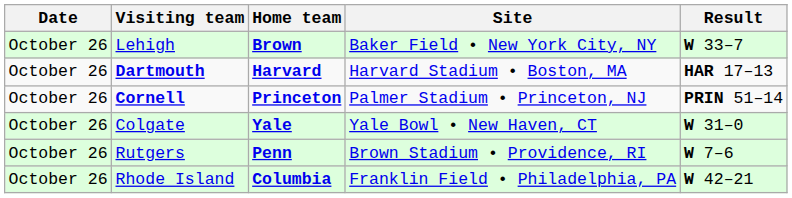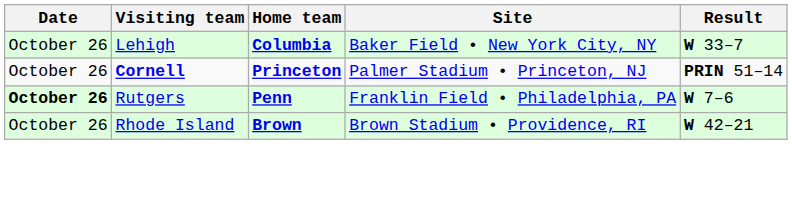(277, 45) Brown -> (292, 45) Columbia
- row: (160, 72)
- row: (150, 126)
(58, 153) normal -> (58, 99) bold
(498, 153) Brown Stadium • Providence, RI -> (513, 99) Franklin Field • Philadelphia, PA
(292, 180) Columbia -> (277, 126) Brown
(513, 180) Franklin Field • Philadelphia, PA -> (498, 126) Brown Stadium • Providence, RI
